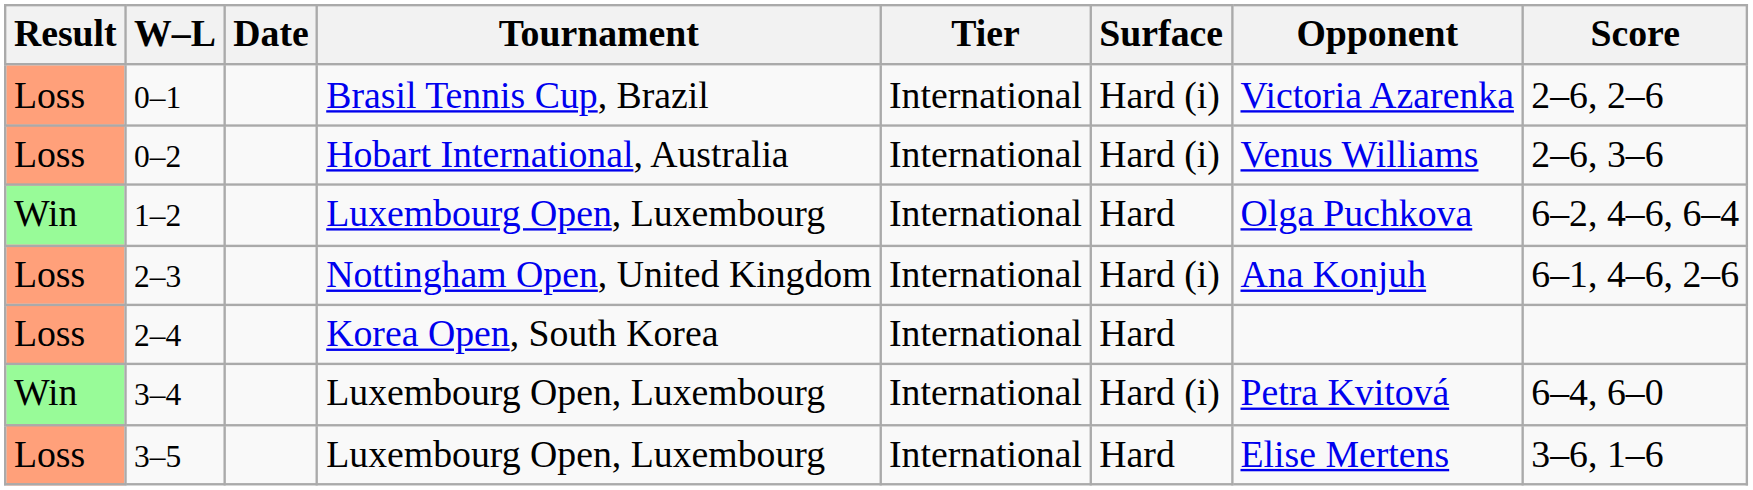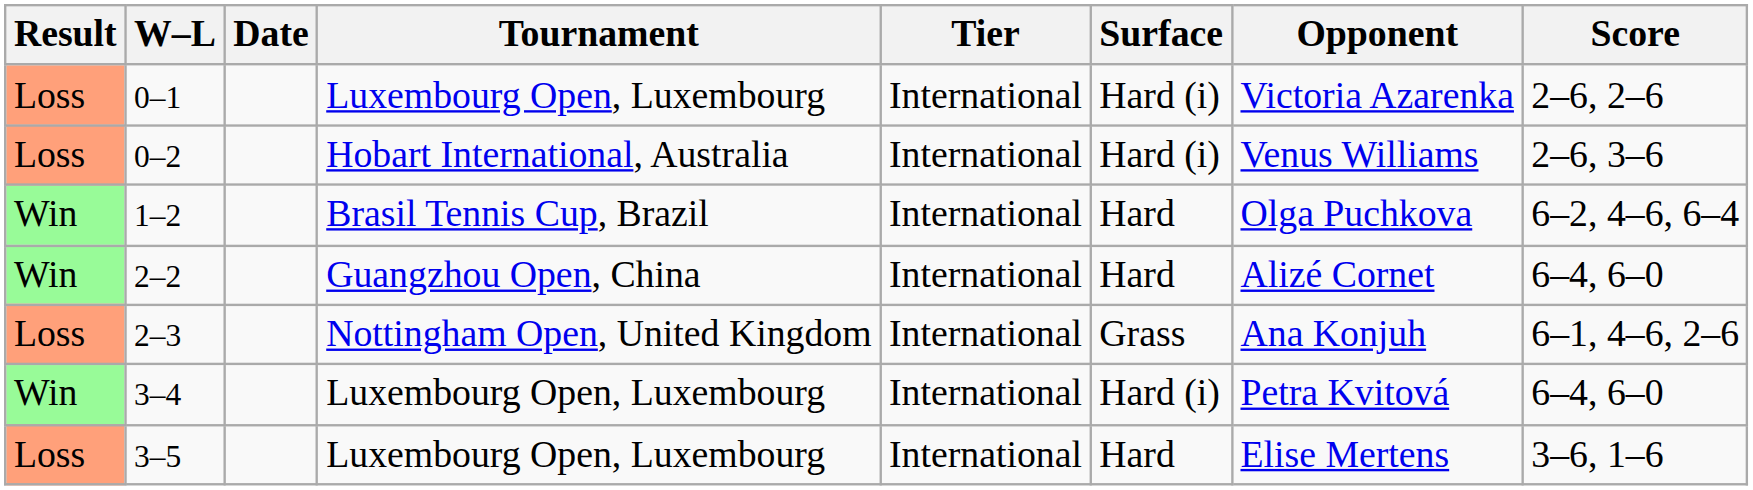(518, 94) Brasil Tennis Cup, Brazil -> (576, 94) Luxembourg Open, Luxembourg
(576, 214) Luxembourg Open, Luxembourg -> (518, 214) Brasil Tennis Cup, Brazil
+ row: (158, 276)
(1160, 273) Hard (i) -> (1142, 333) Grass
- row: (158, 336)
